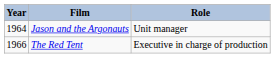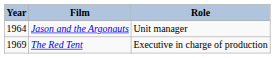(16, 45) 1966 -> (16, 45) 1969
